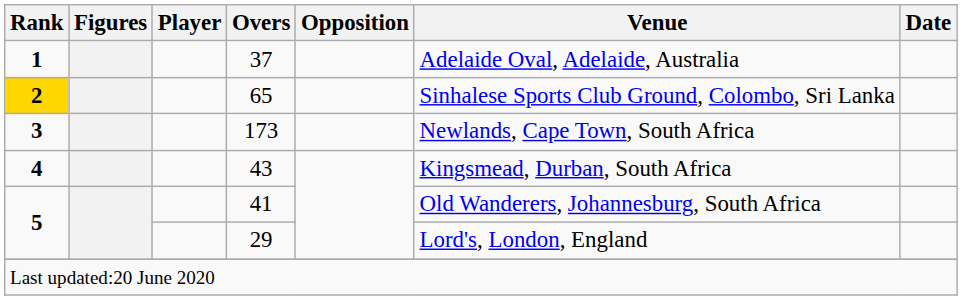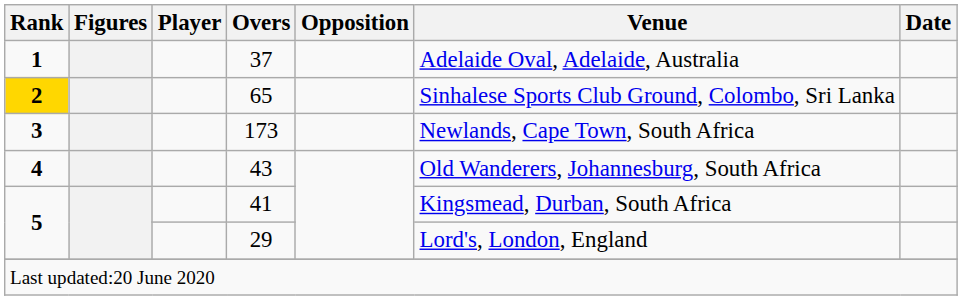(576, 167) Kingsmead, Durban, South Africa -> (620, 167) Old Wanderers, Johannesburg, South Africa
(620, 204) Old Wanderers, Johannesburg, South Africa -> (576, 204) Kingsmead, Durban, South Africa
